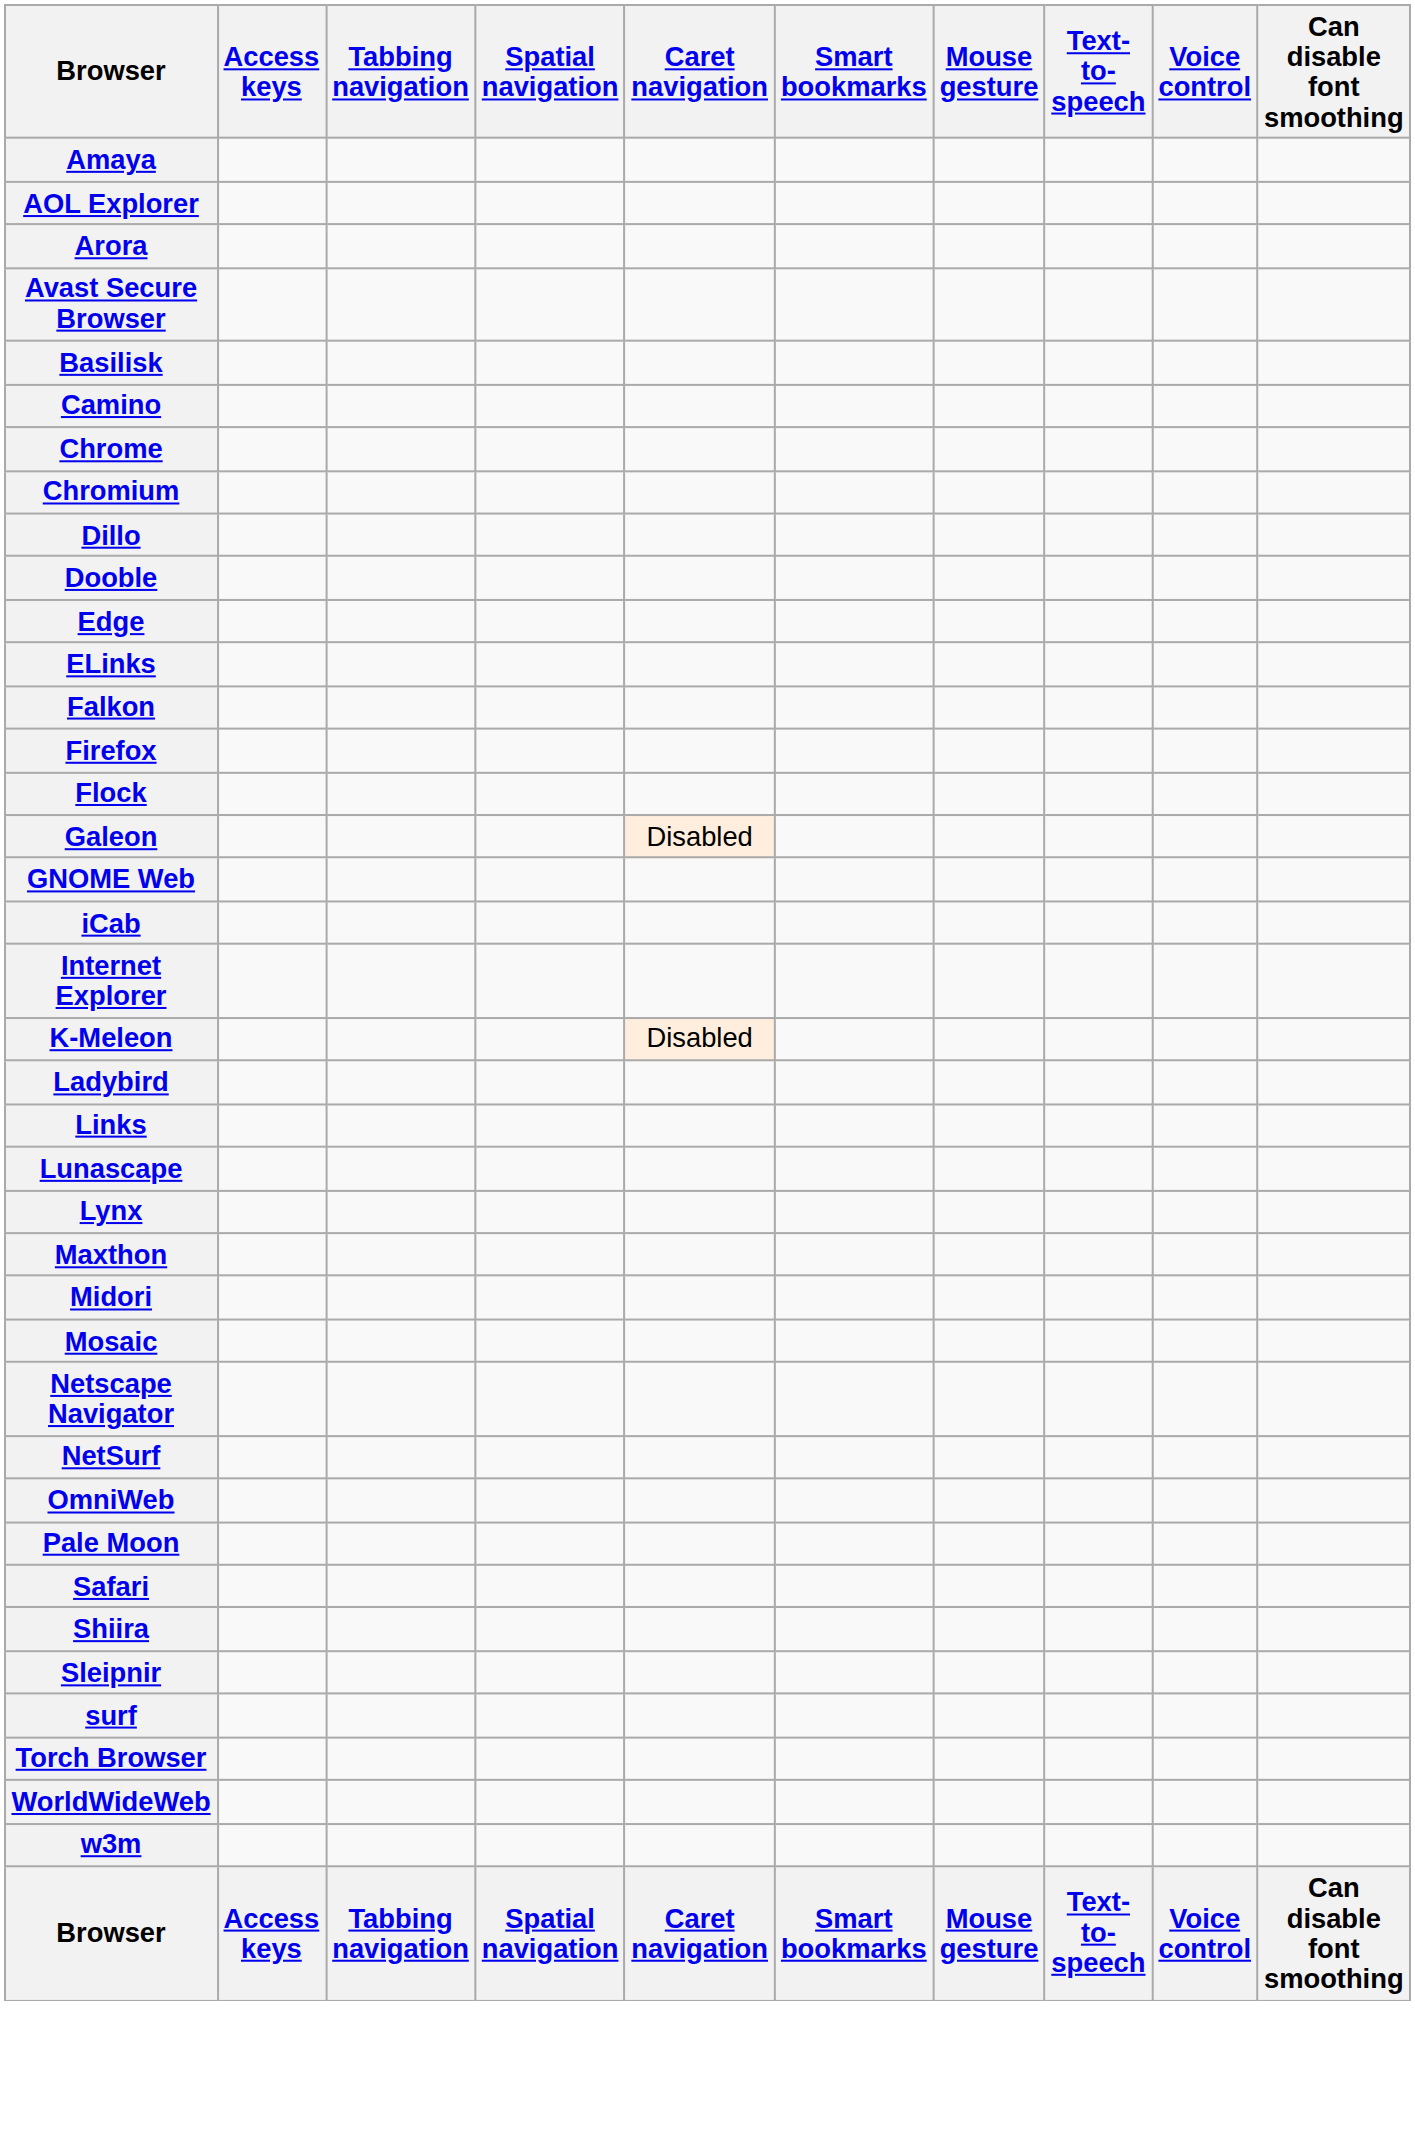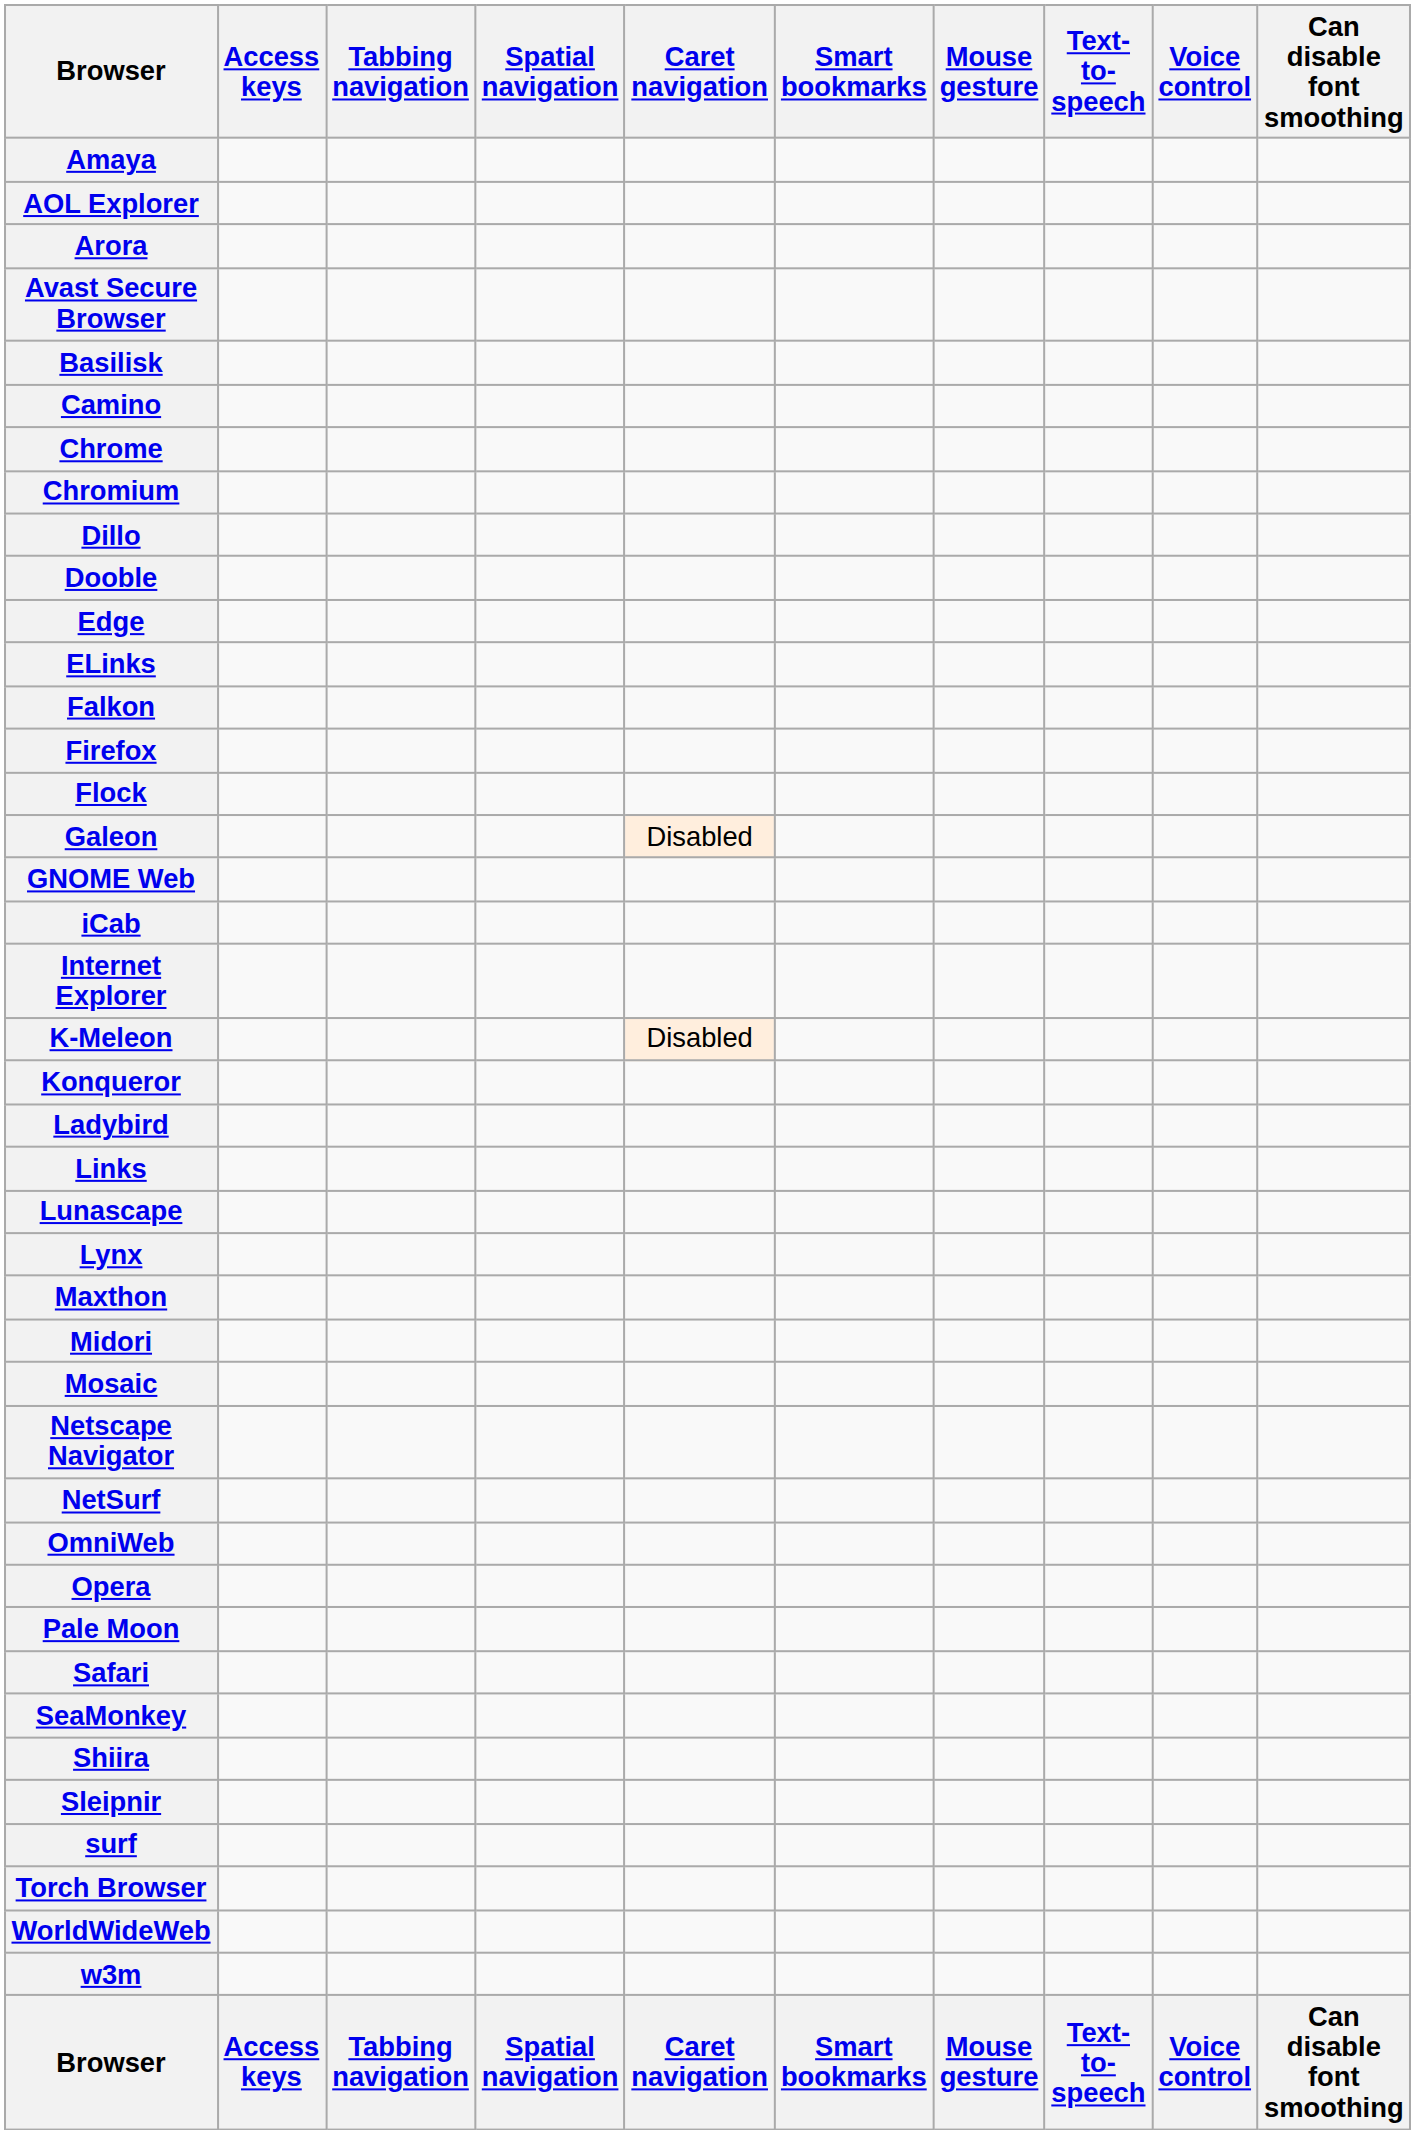+ row: (111, 1082)
+ row: (111, 1586)
+ row: (111, 1715)
